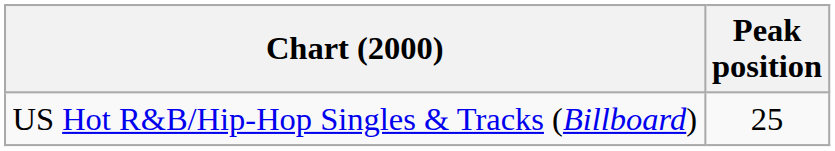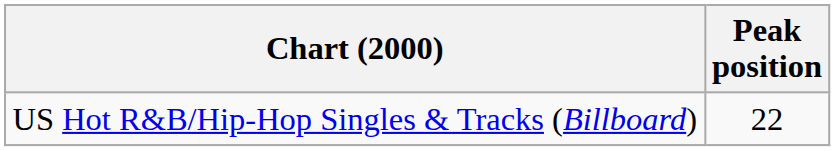(767, 118) 25 -> (767, 118) 22
